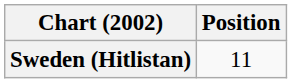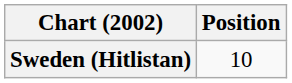(241, 58) 11 -> (241, 58) 10
